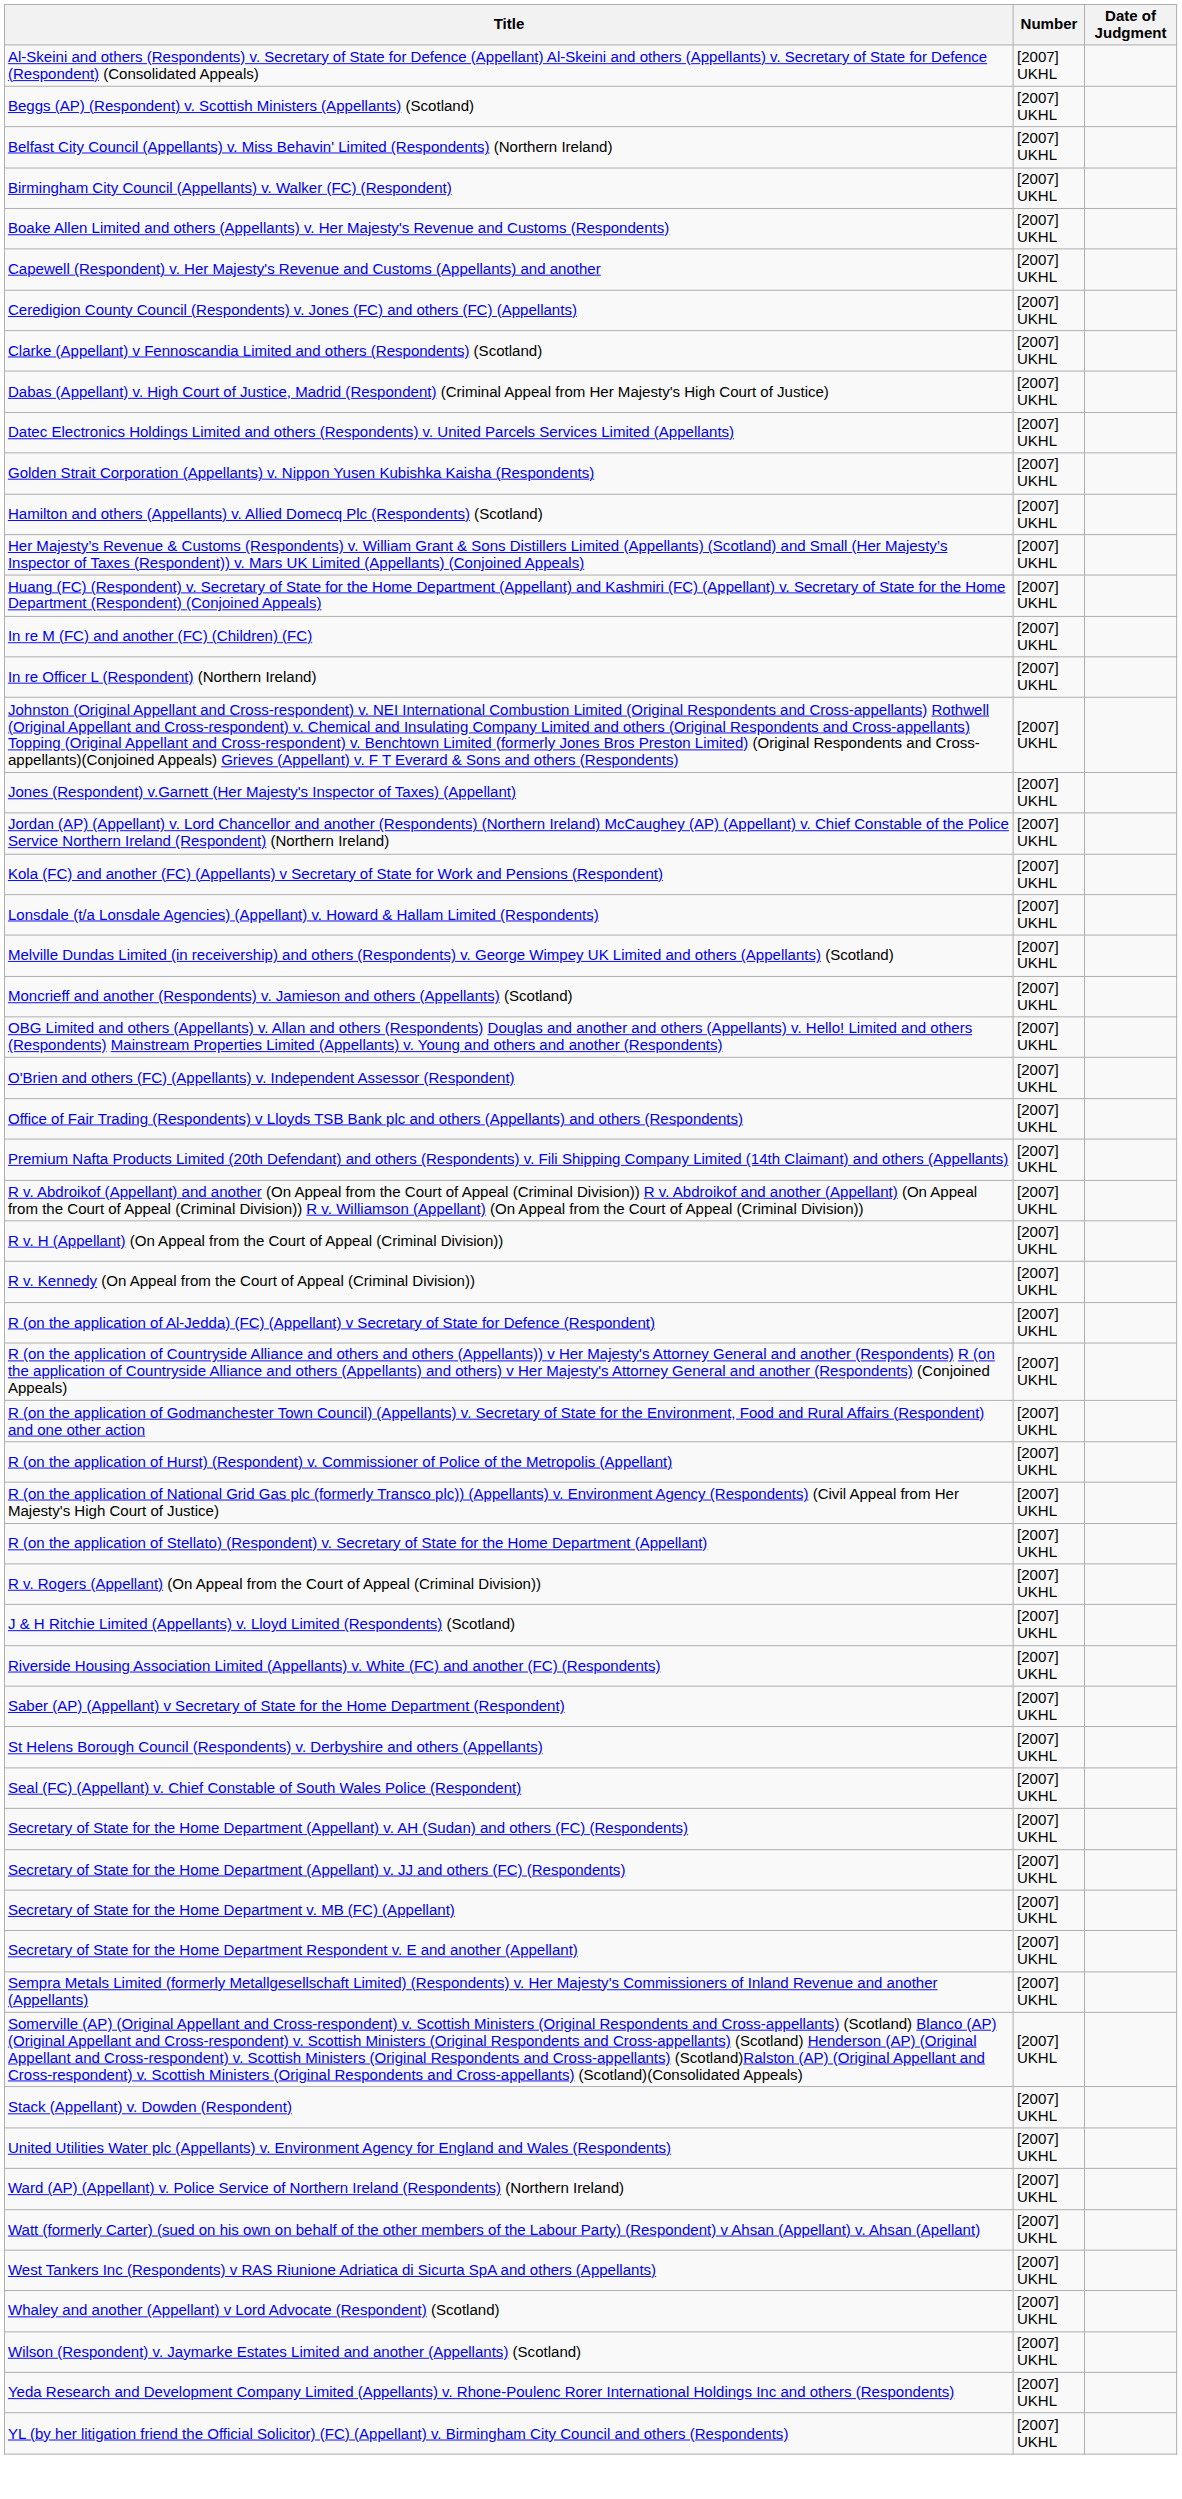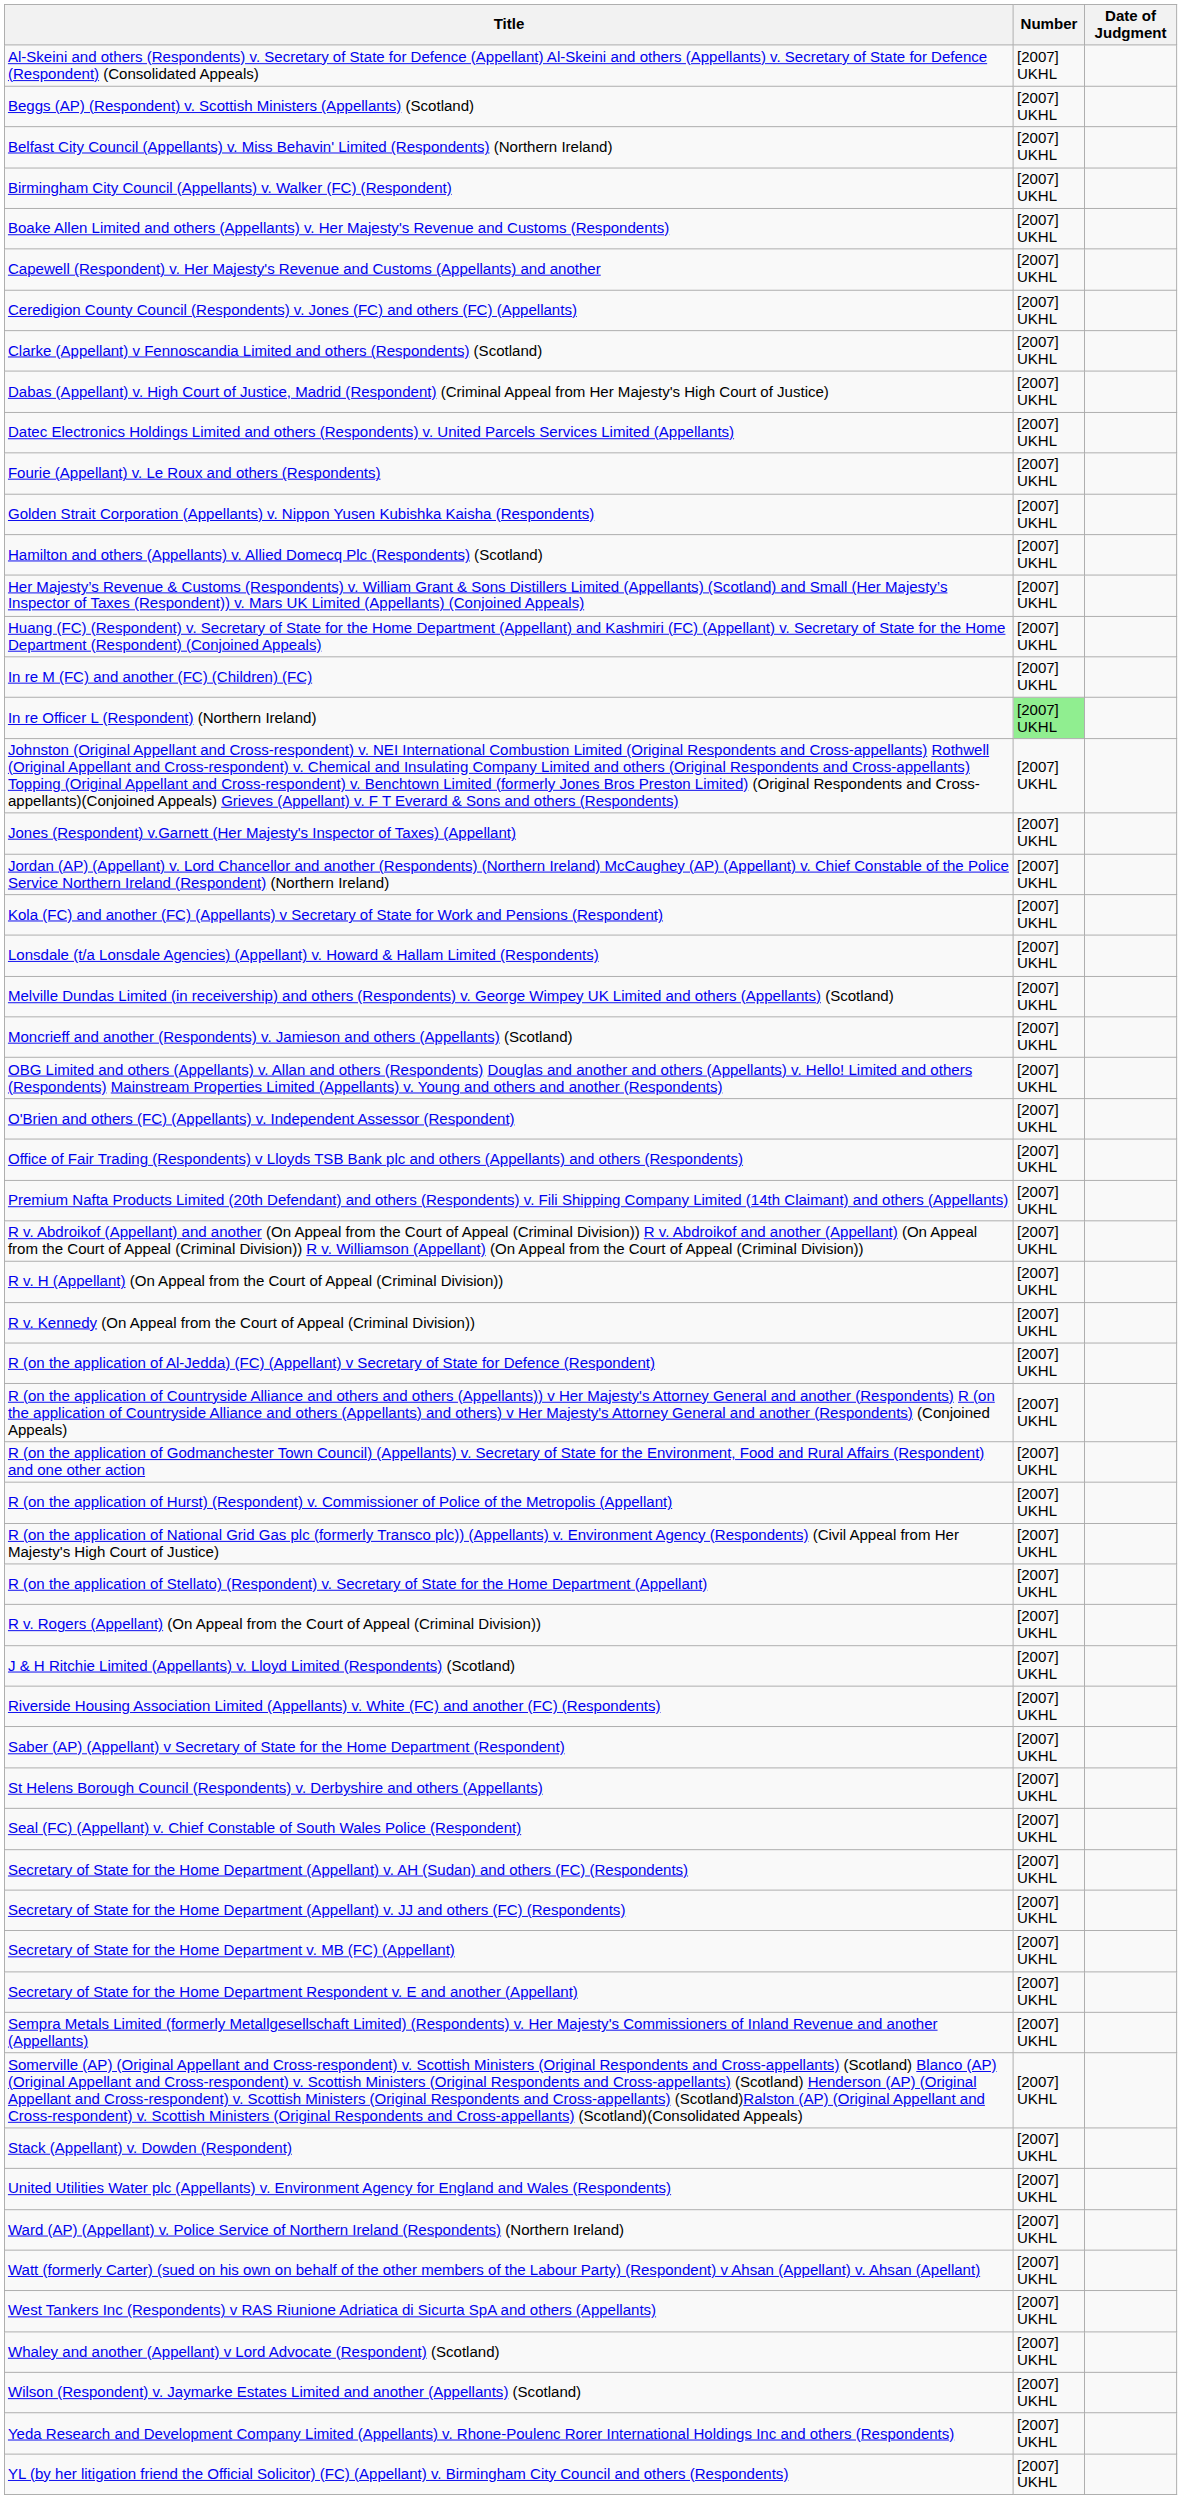+ row: (194, 473)
(1038, 677) no background -> (1038, 718) lightgreen background
